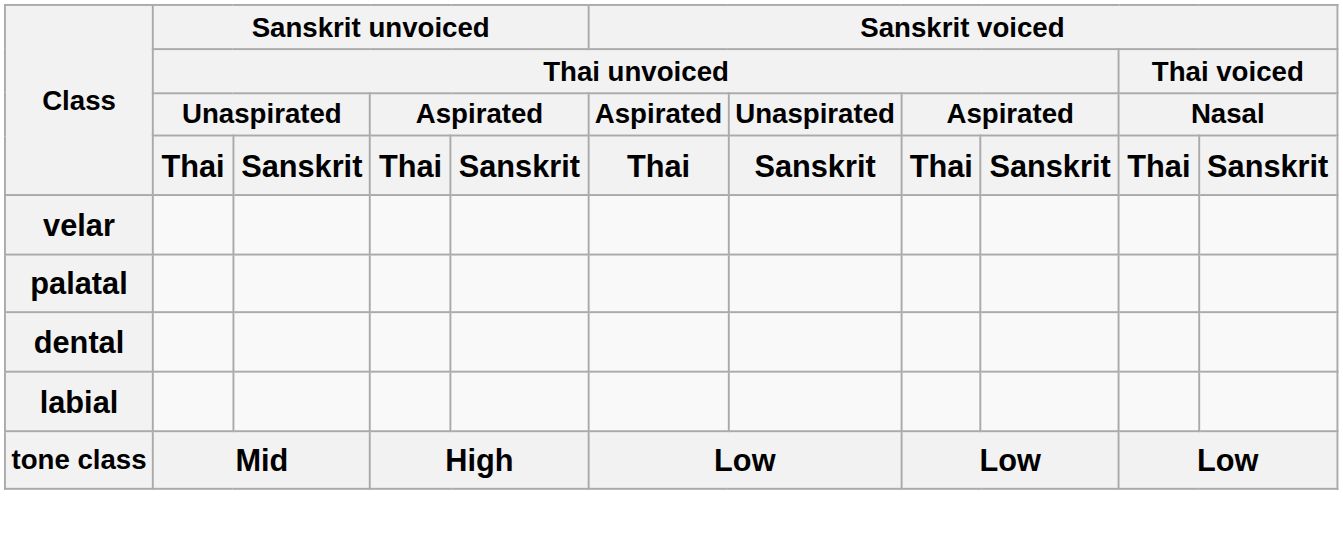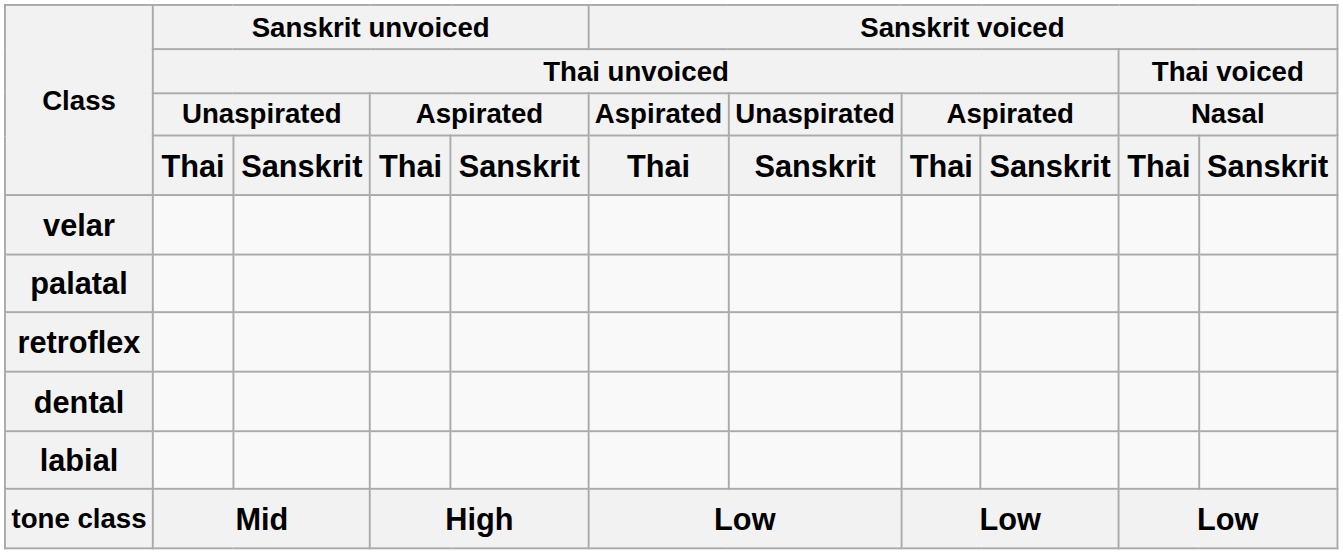+ row: (79, 341)
